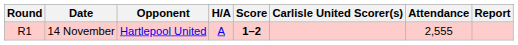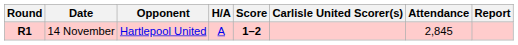(25, 31) normal -> (25, 31) bold
(439, 31) 2,555 -> (439, 31) 2,845
